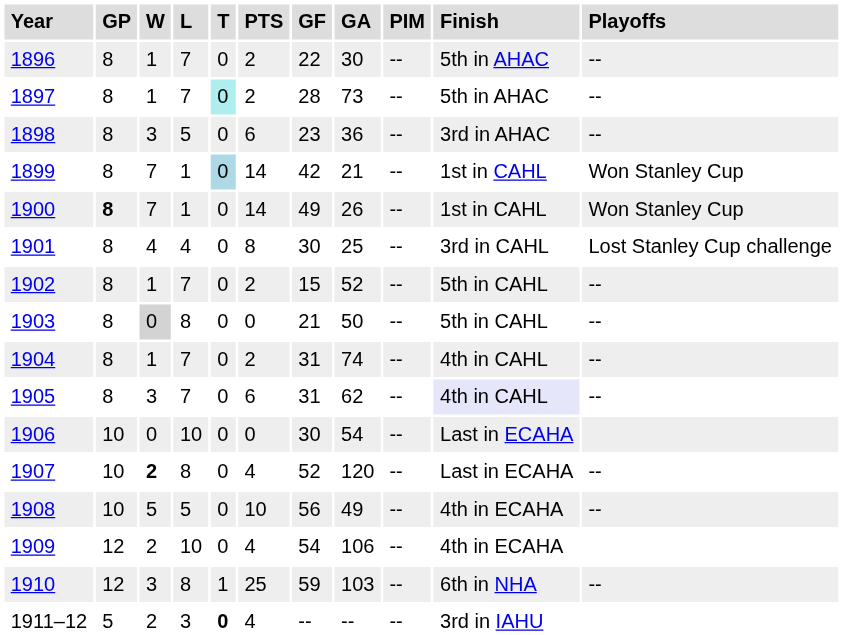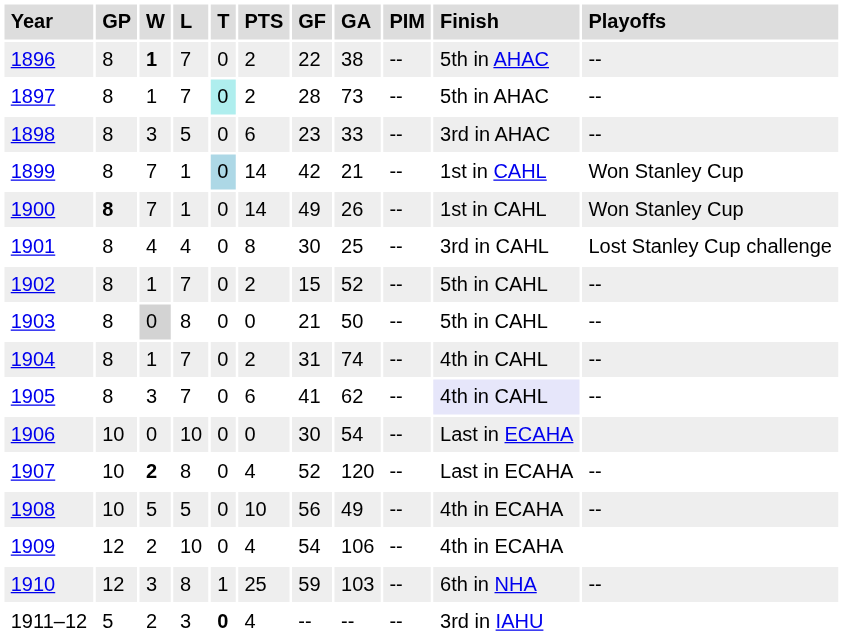(152, 59) normal -> (152, 59) bold
(352, 59) 30 -> (352, 59) 38
(352, 134) 36 -> (352, 134) 33
(309, 396) 31 -> (309, 396) 41
